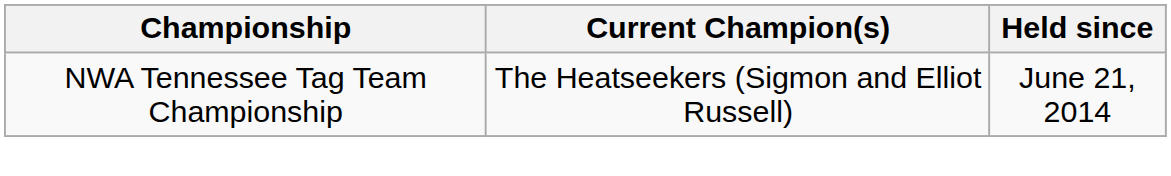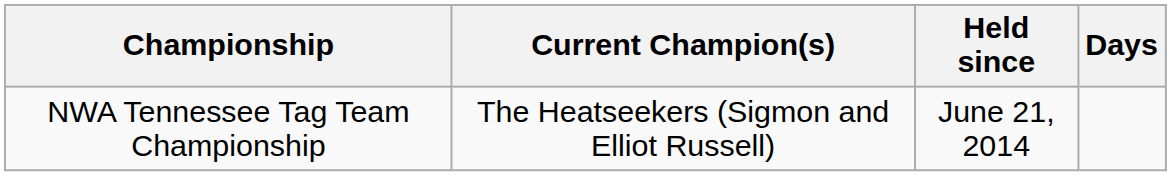+ column: (1122, 45)
